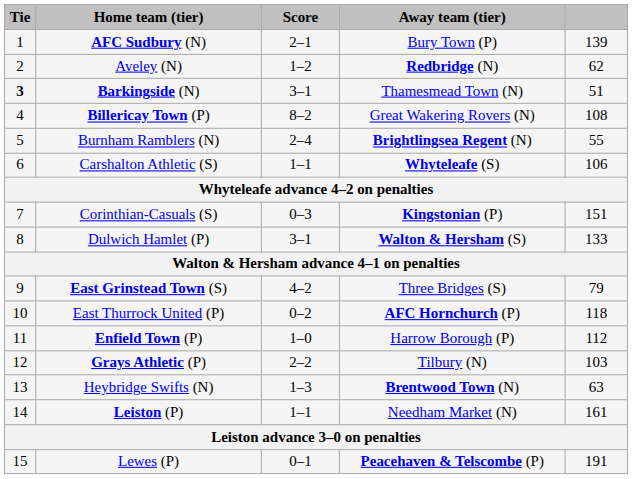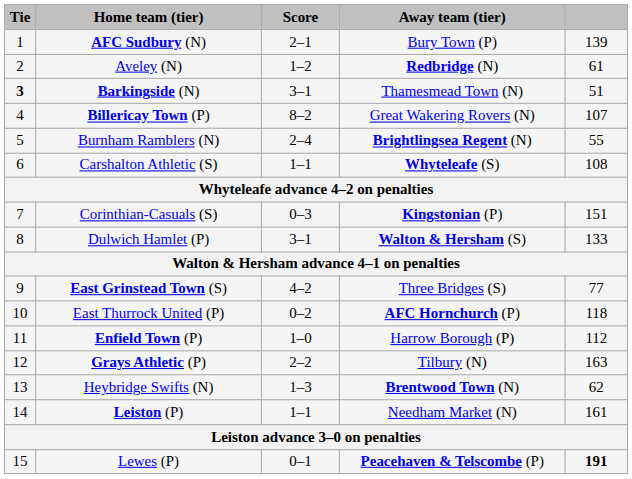(596, 66) 62 -> (596, 66) 61
(596, 116) 108 -> (596, 116) 107
(596, 165) 106 -> (596, 165) 108
(596, 288) 79 -> (596, 288) 77
(596, 363) 103 -> (596, 363) 163
(596, 387) 63 -> (596, 387) 62
(596, 461) normal -> (596, 461) bold
